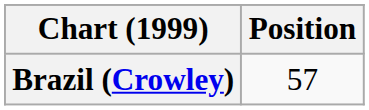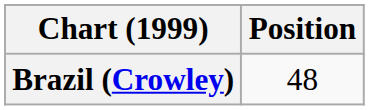(302, 78) 57 -> (302, 78) 48
